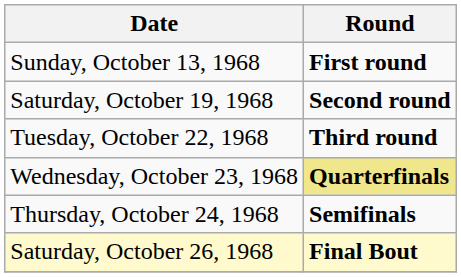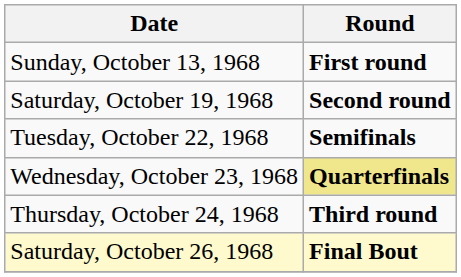(373, 137) Third round -> (362, 137) Semifinals
(362, 213) Semifinals -> (373, 213) Third round
